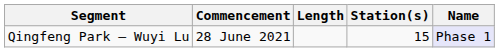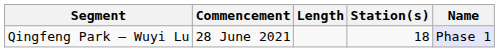(422, 37) 15 -> (422, 37) 18
